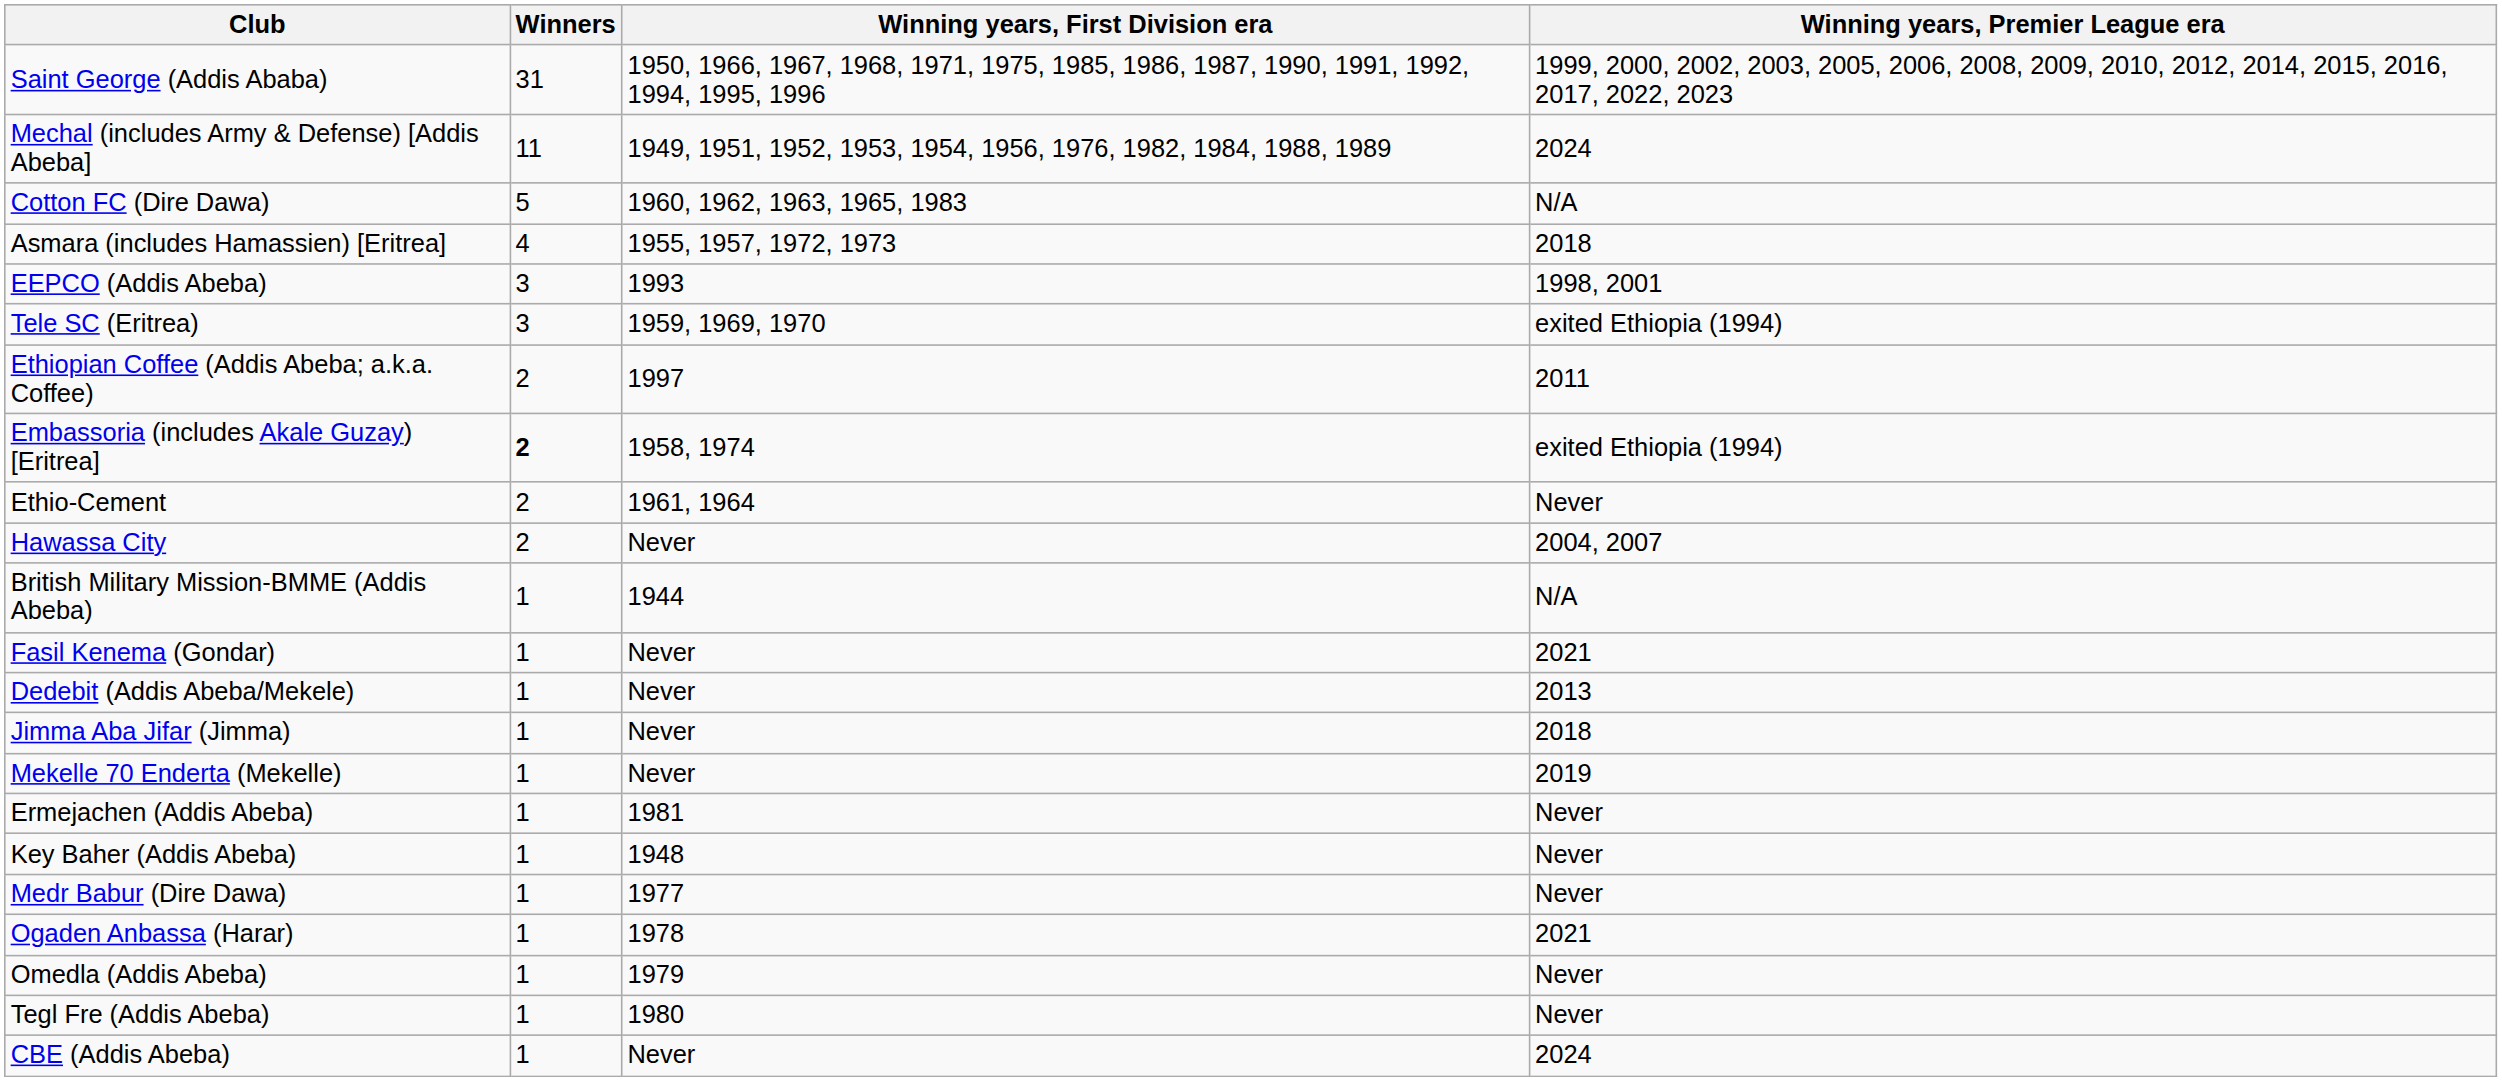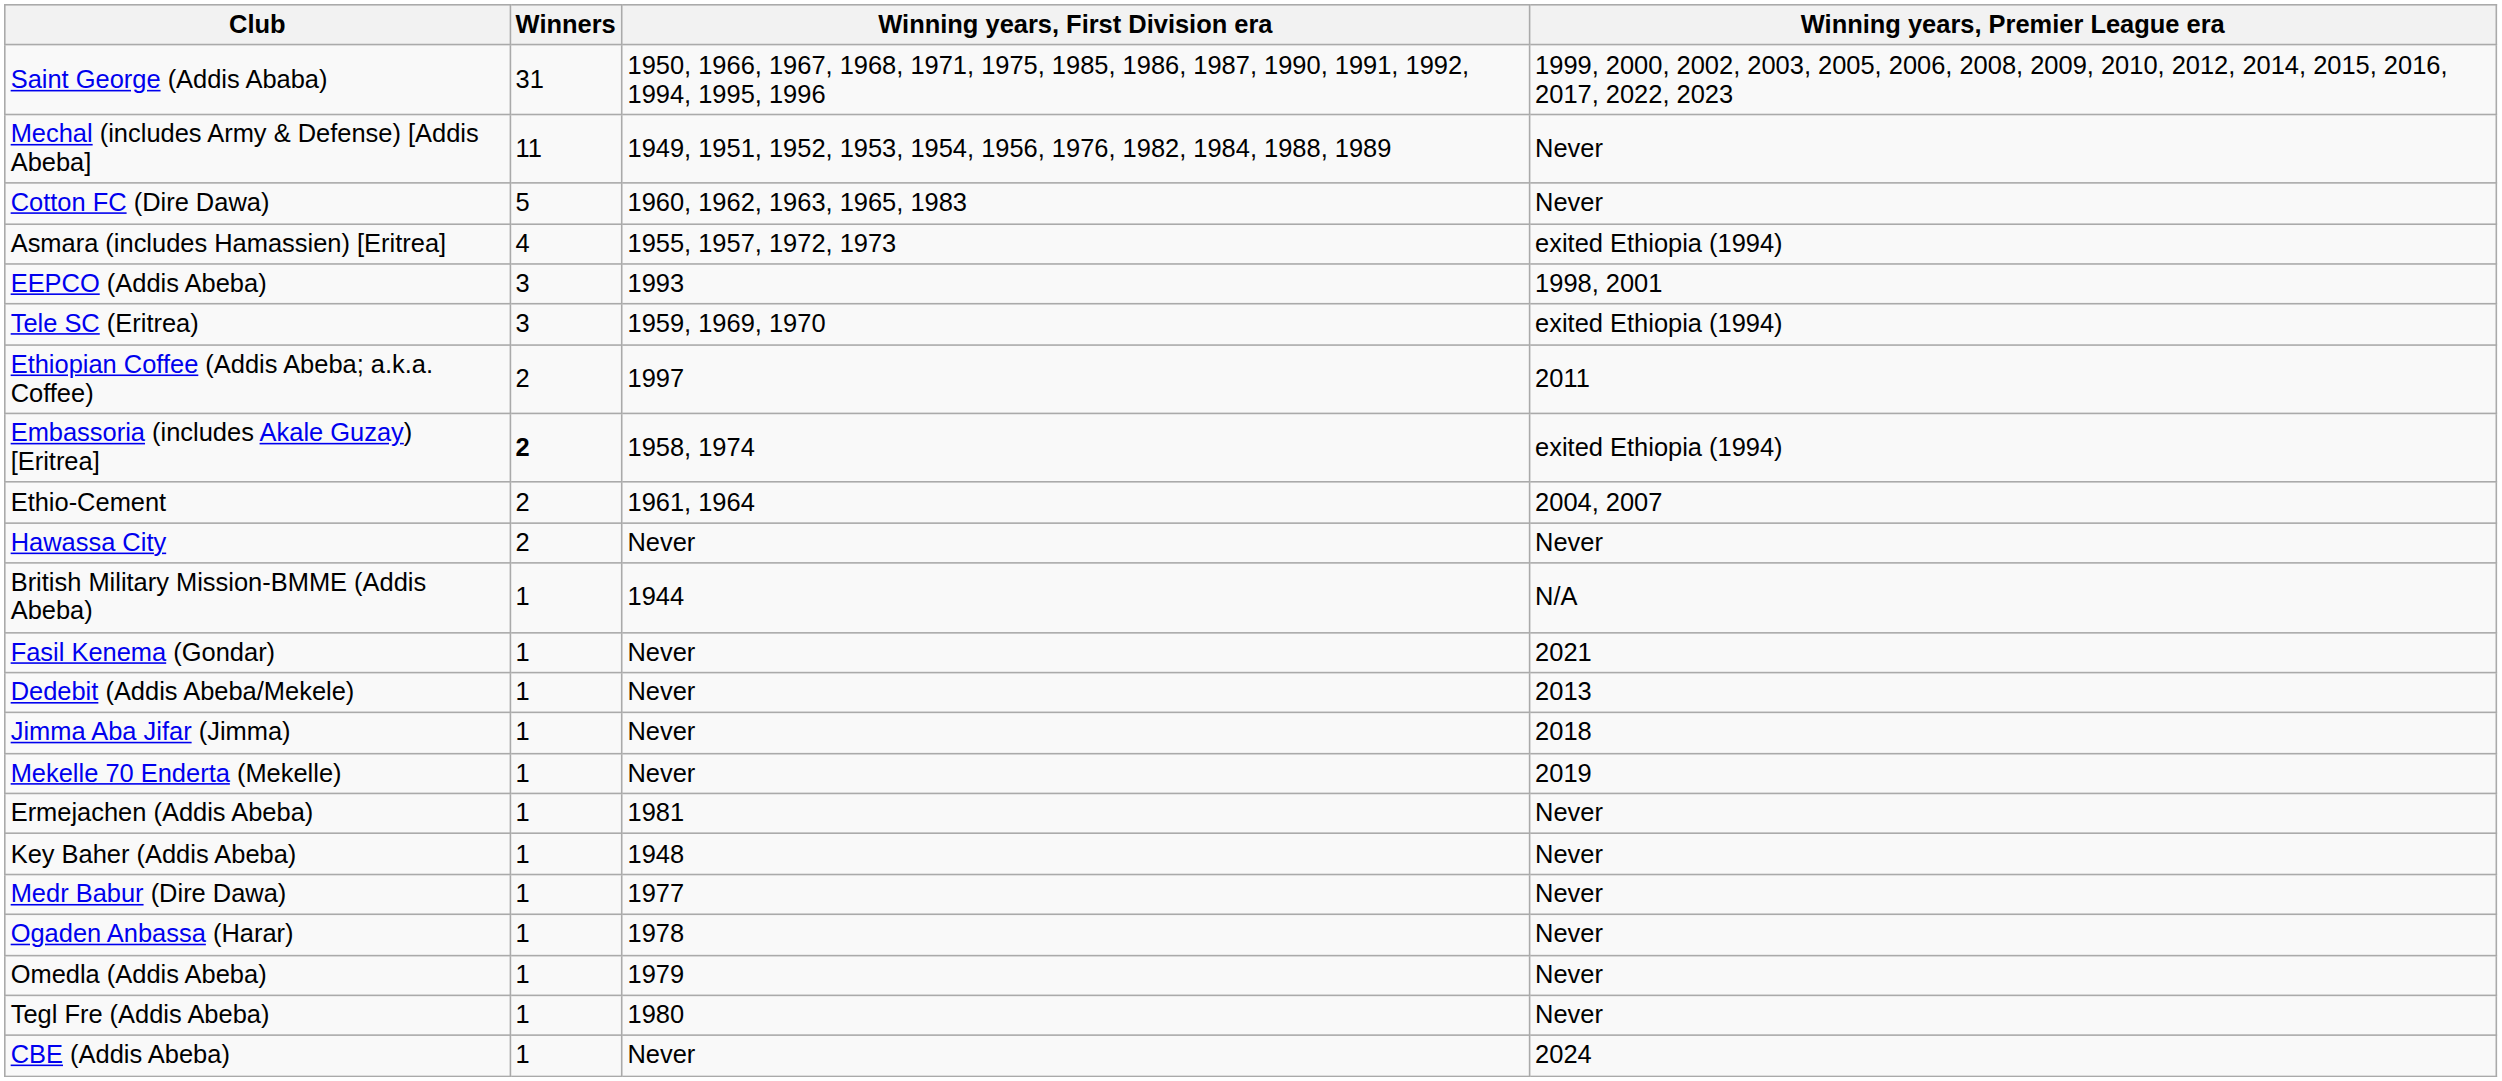(1563, 148) 2024 -> (1569, 148) Never
(1556, 202) N/A -> (1569, 202) Never
(1563, 243) 2018 -> (1659, 243) exited Ethiopia (1994)
(1569, 502) Never -> (1599, 502) 2004, 2007
(1599, 542) 2004, 2007 -> (1569, 542) Never
(1563, 934) 2021 -> (1569, 934) Never
